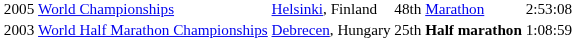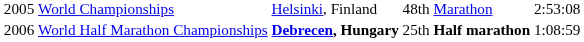(19, 30) 2003 -> (19, 30) 2006
(331, 30) normal -> (335, 30) bold
